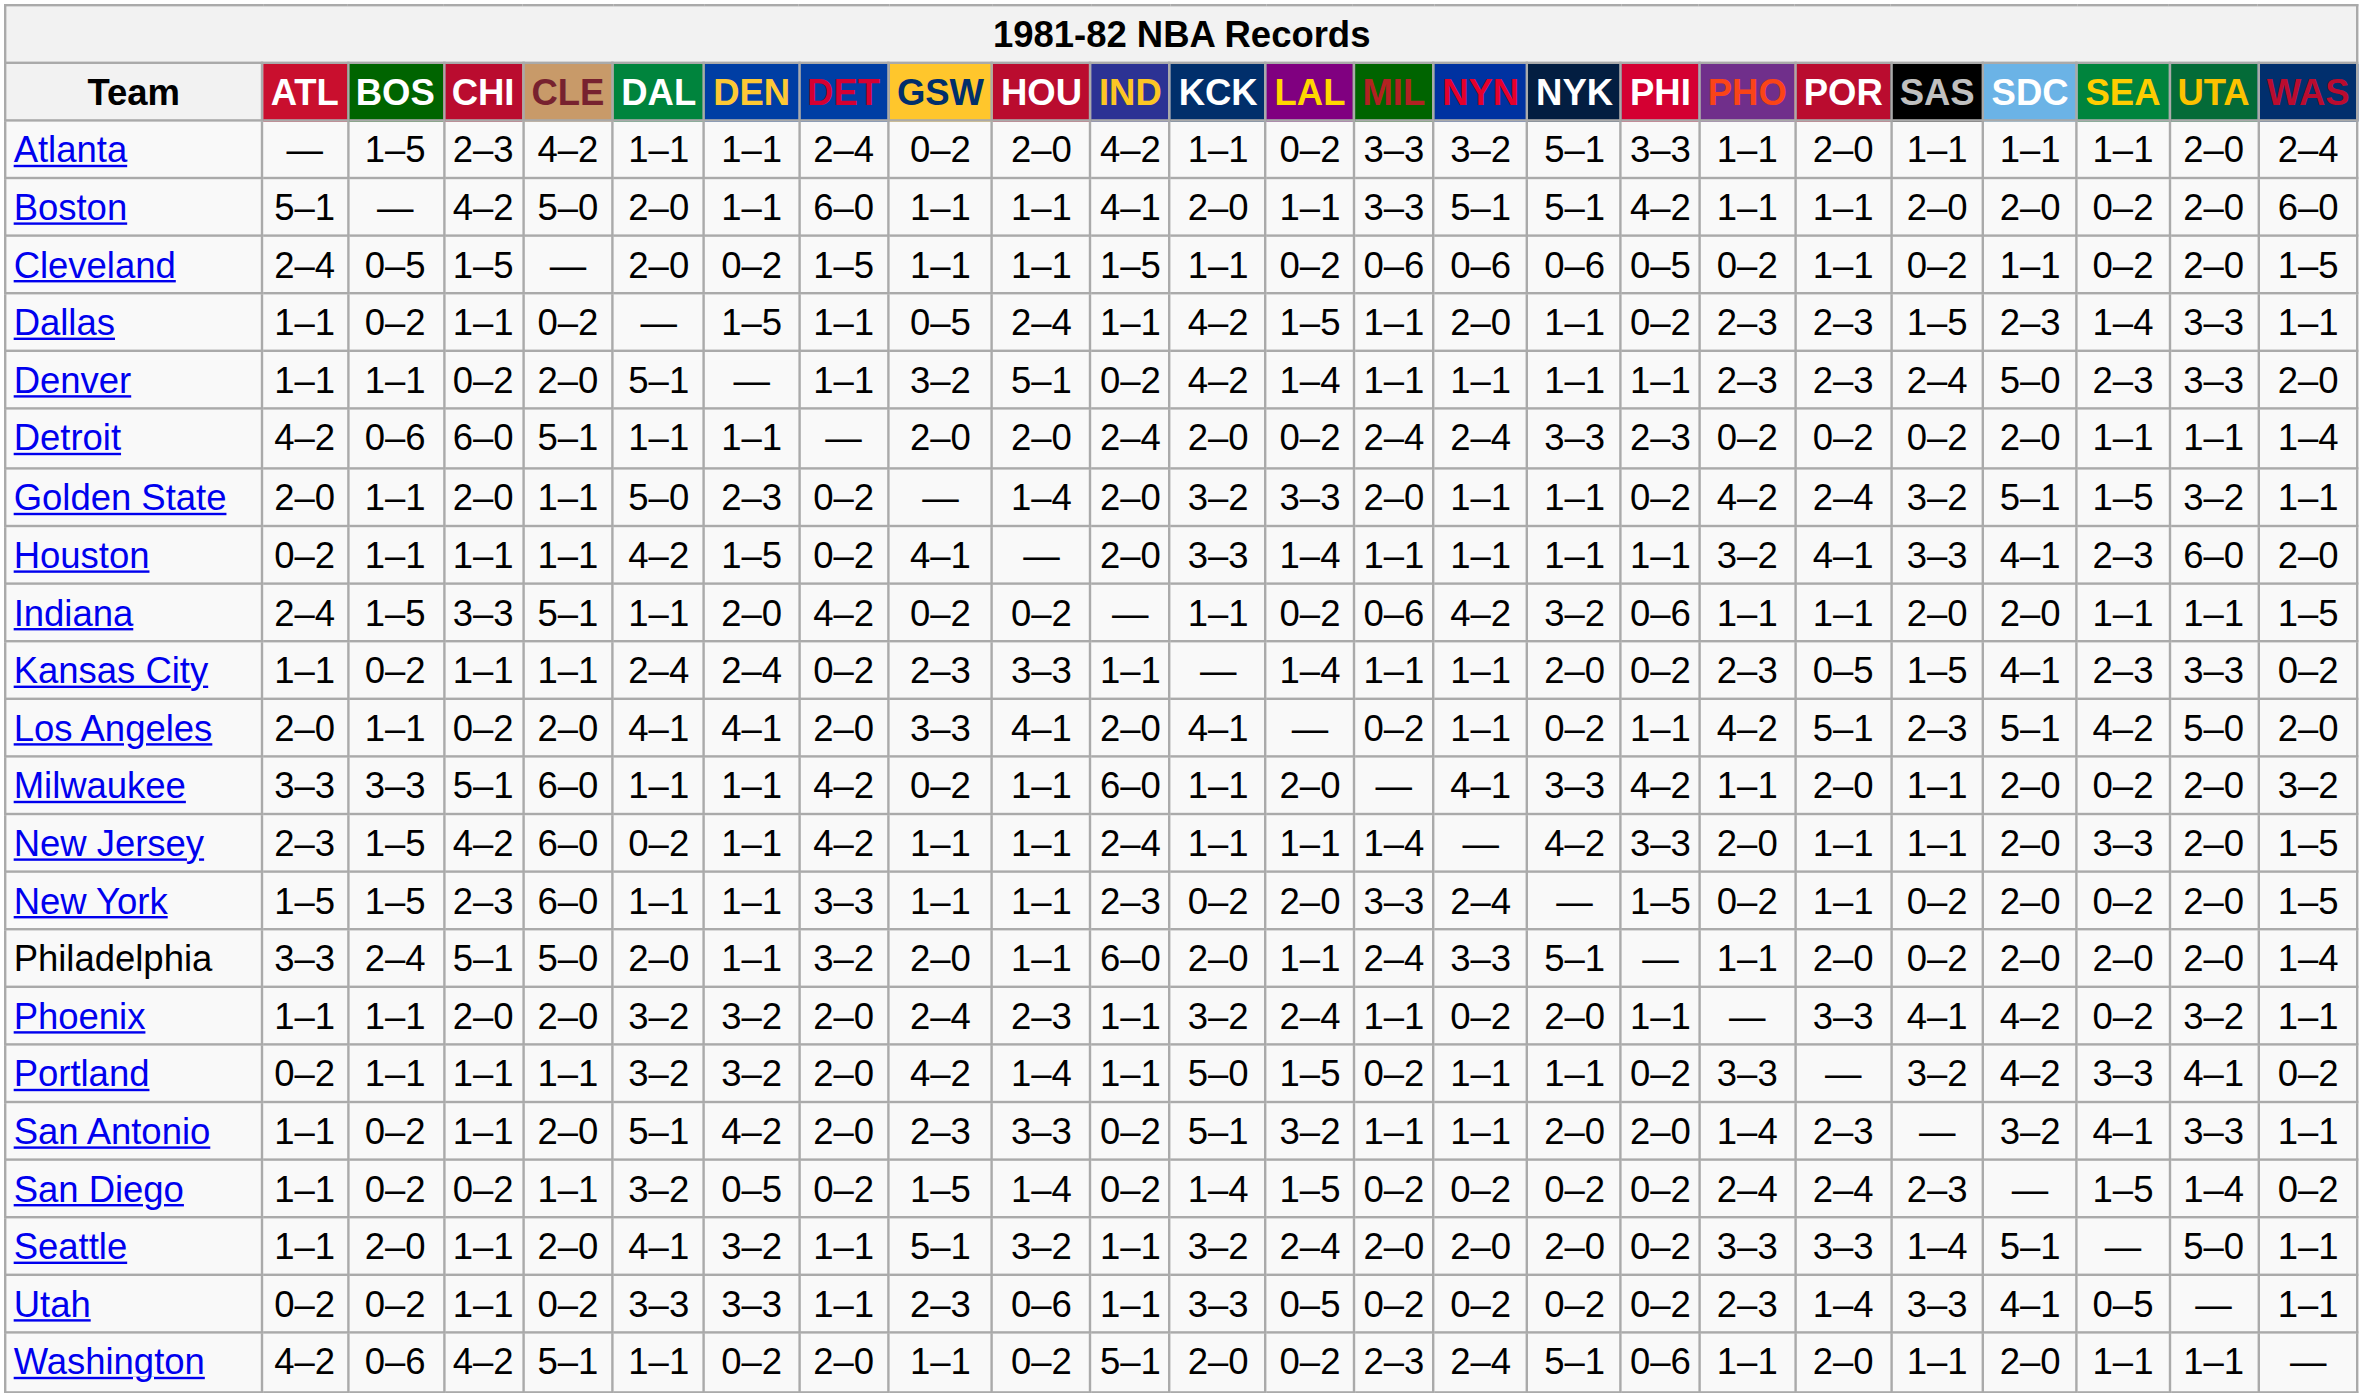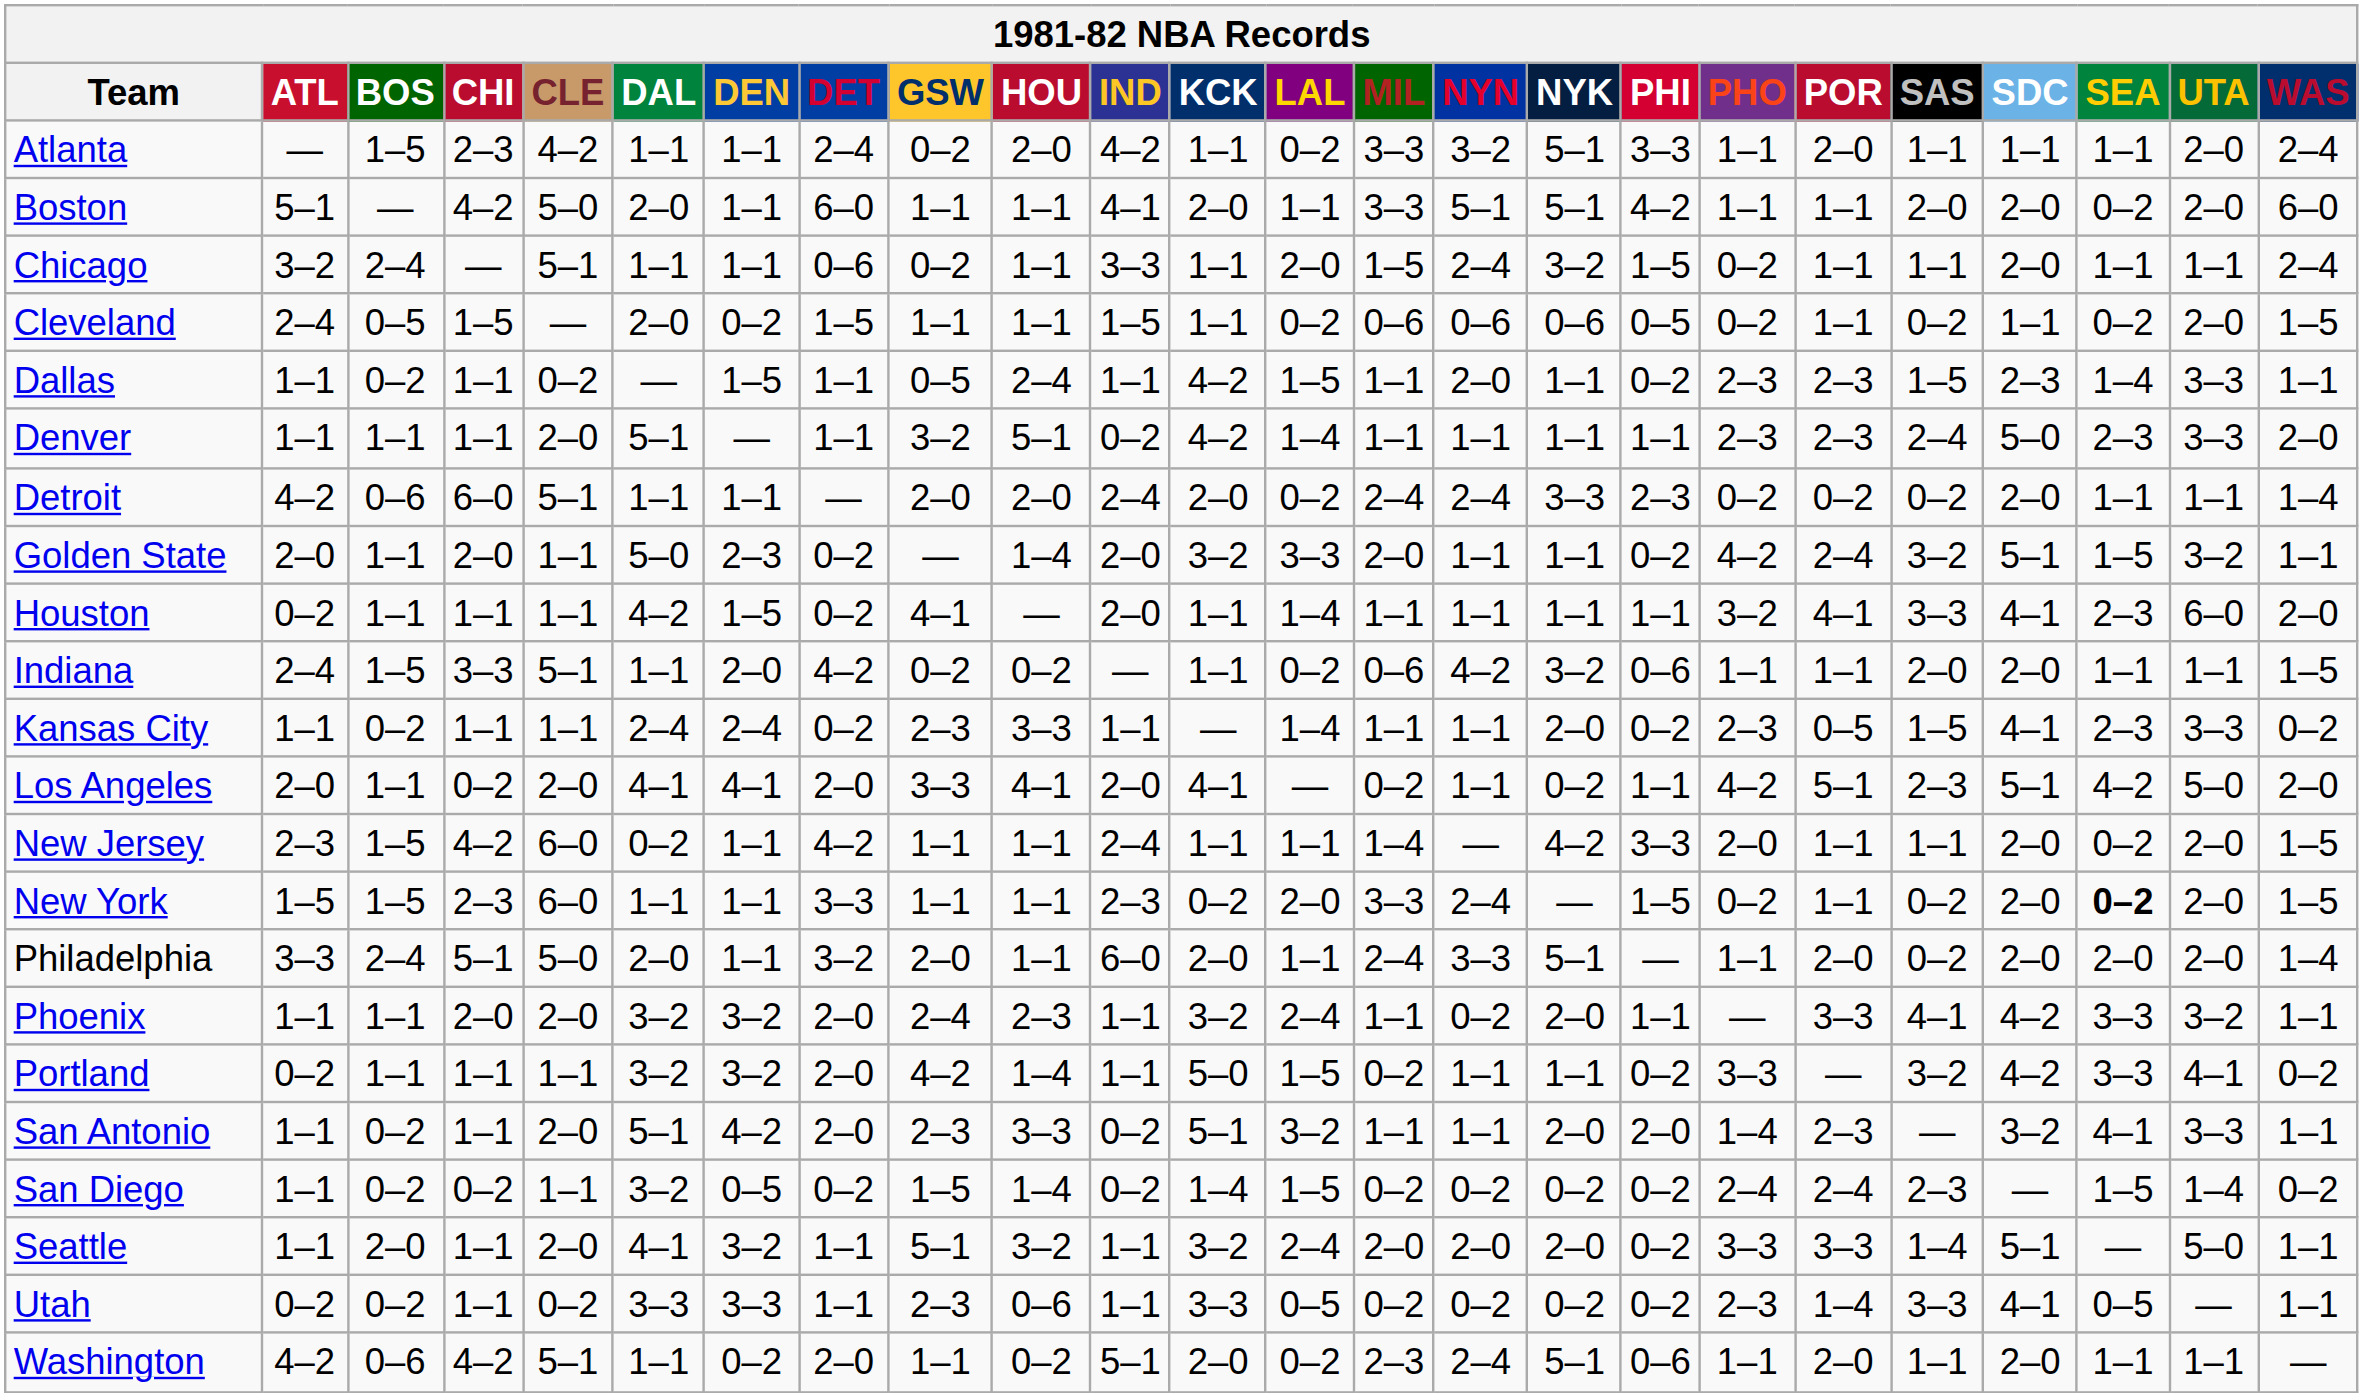+ row: (81, 265)
(483, 381) 0–2 -> (483, 439) 1–1
(1218, 554) 3–3 -> (1218, 612) 1–1
- row: (100, 785)
(2123, 843) 3–3 -> (2123, 843) 0–2
(2123, 901) normal -> (2123, 901) bold
(2123, 1016) 0–2 -> (2123, 1016) 3–3
